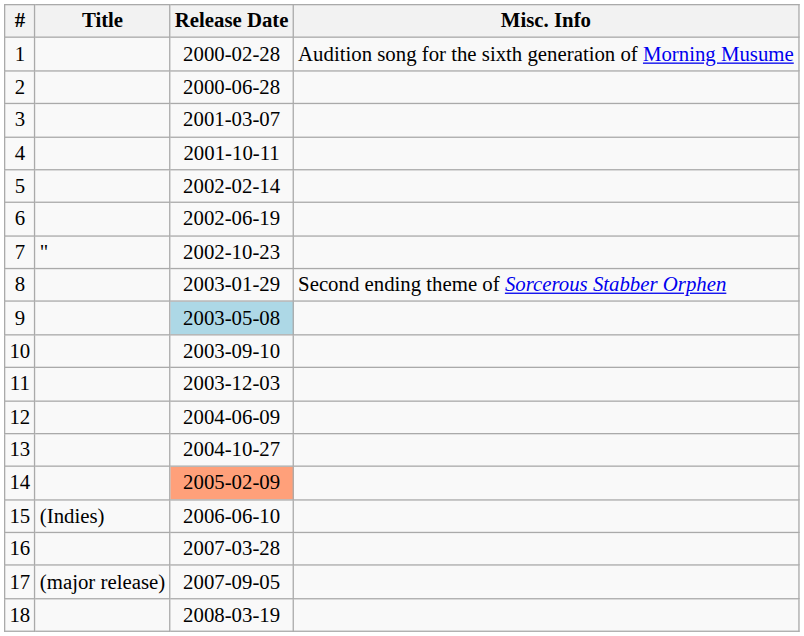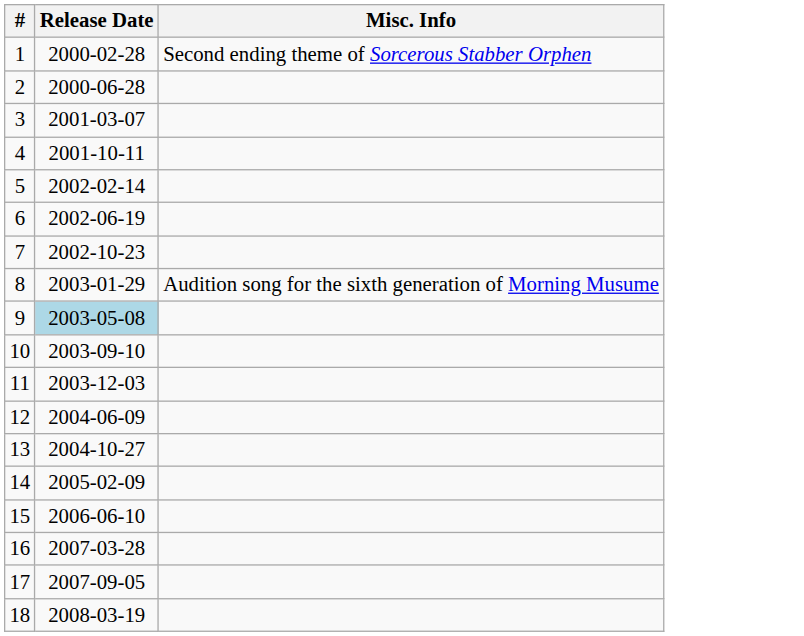- column: (102, 20)
(546, 53) Audition song for the sixth generation of Morning Musume -> (377, 53) Second ending theme of Sorcerous Stabber Orphen
(512, 284) Second ending theme of Sorcerous Stabber Orphen -> (411, 284) Audition song for the sixth generation of Morning Musume
(232, 482) lightsalmon background -> (97, 482) no background
